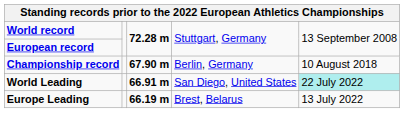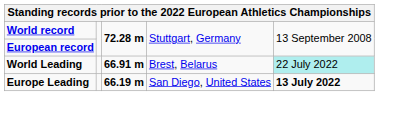- row: (63, 64)
(235, 82) San Diego, United States -> (183, 64) Brest, Belarus
(208, 99) Brest, Belarus -> (210, 82) San Diego, United States
(332, 99) normal -> (308, 82) bold
